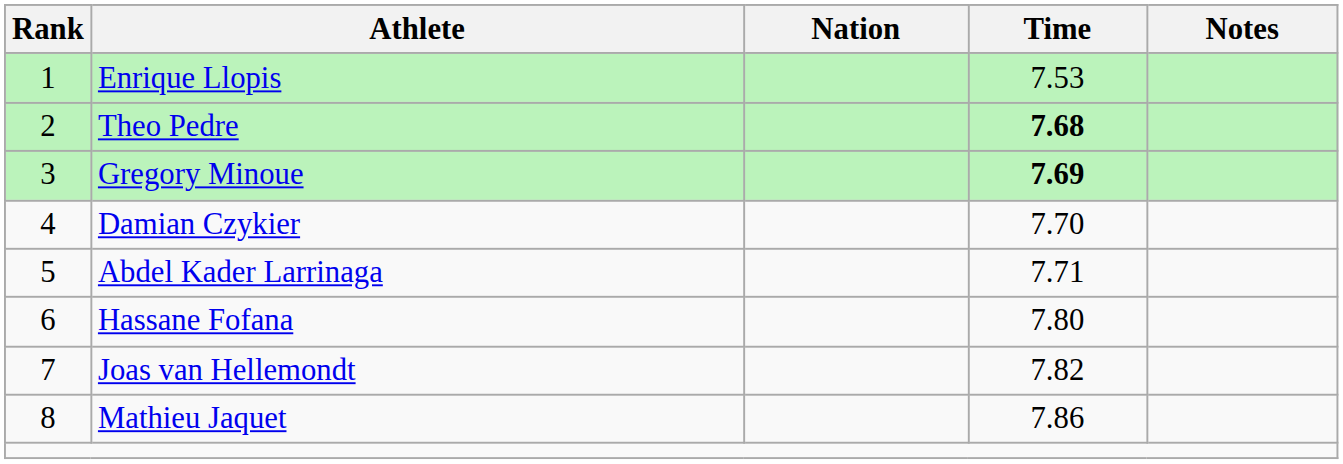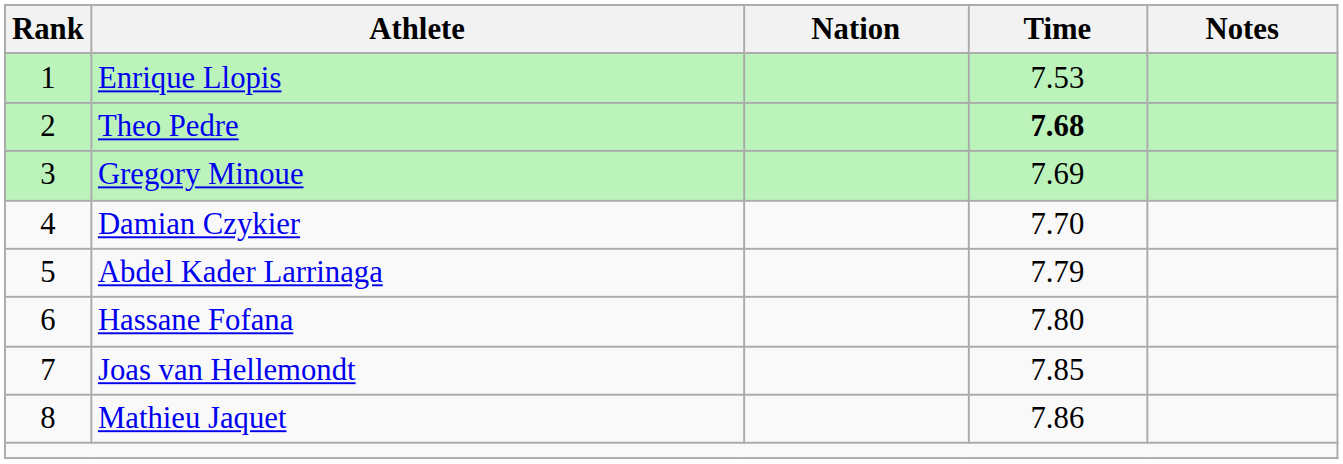(1057, 175) bold -> (1057, 175) normal
(1057, 272) 7.71 -> (1057, 272) 7.79
(1057, 369) 7.82 -> (1057, 369) 7.85
